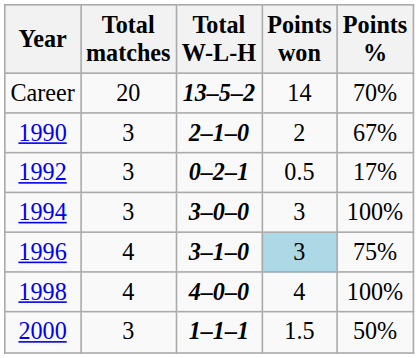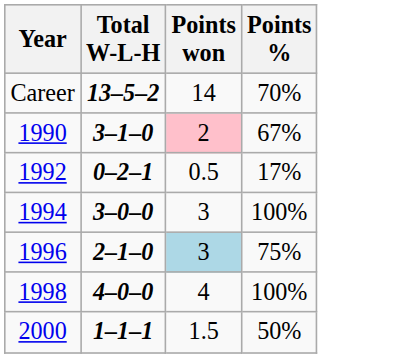- column: (128, 38)
(219, 132) 2–1–0 -> (123, 132) 3–1–0
(299, 132) no background -> (204, 132) pink background
(219, 252) 3–1–0 -> (123, 252) 2–1–0
